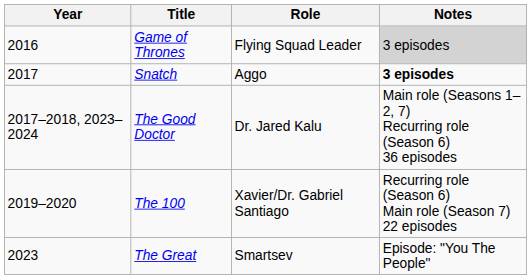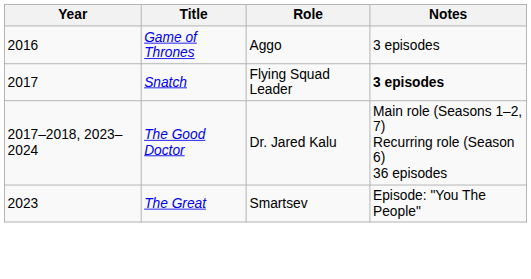(298, 44) Flying Squad Leader -> (266, 44) Aggo
(416, 44) lightgrey background -> (406, 44) no background
(251, 74) Aggo -> (290, 82) Flying Squad Leader
- row: (160, 203)
